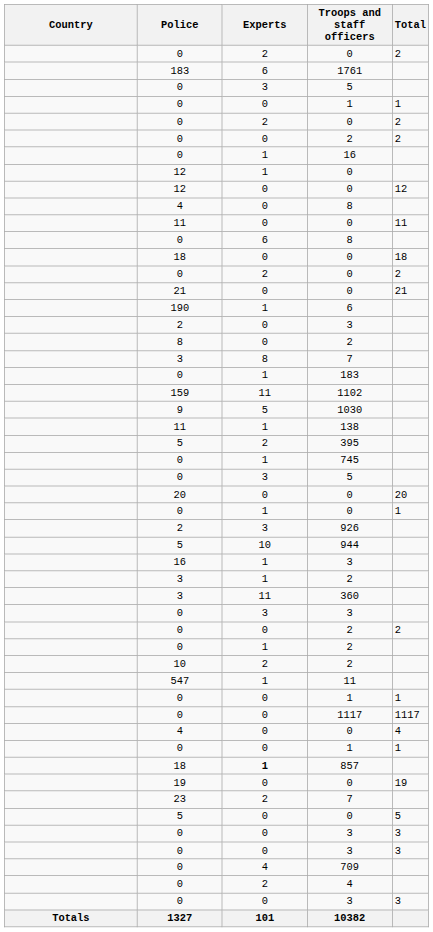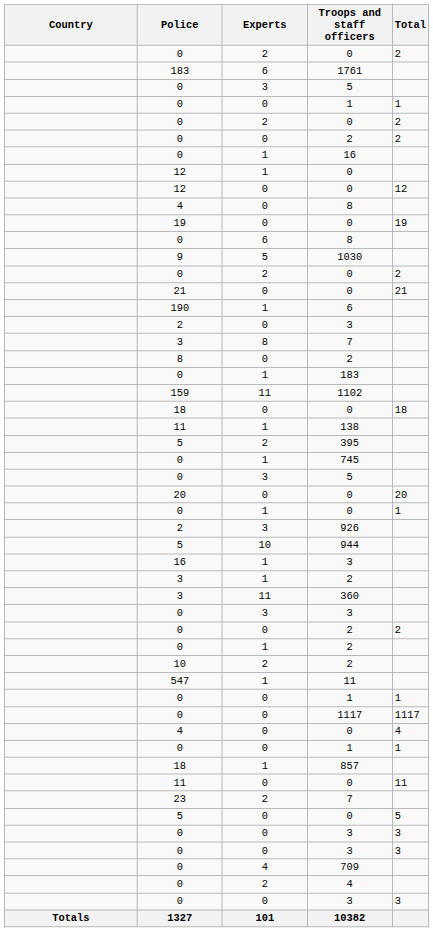rows swapped: (180, 783) <-> (180, 223)
rows swapped: (180, 257) <-> (180, 410)
rows swapped: (180, 342) <-> (180, 359)
(265, 766) bold -> (265, 766) normal
